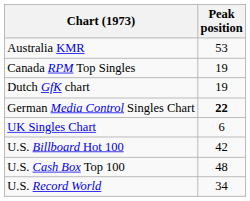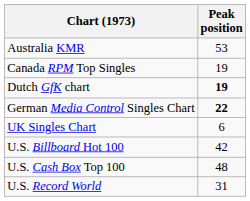(222, 87) normal -> (222, 87) bold
(222, 186) 34 -> (222, 186) 31
